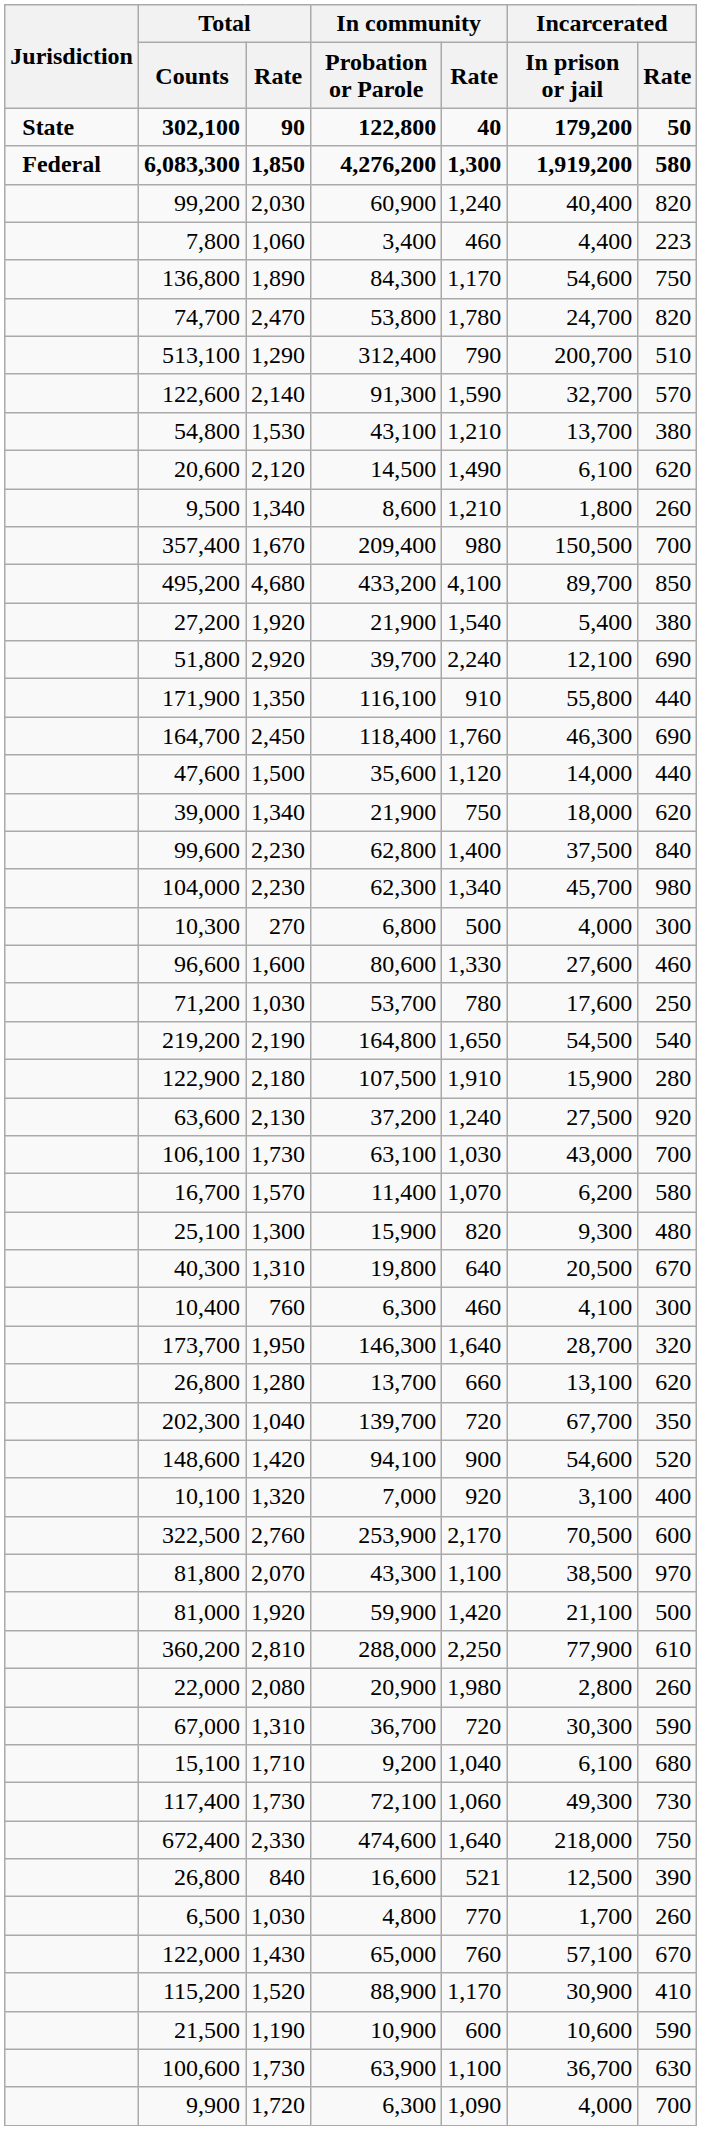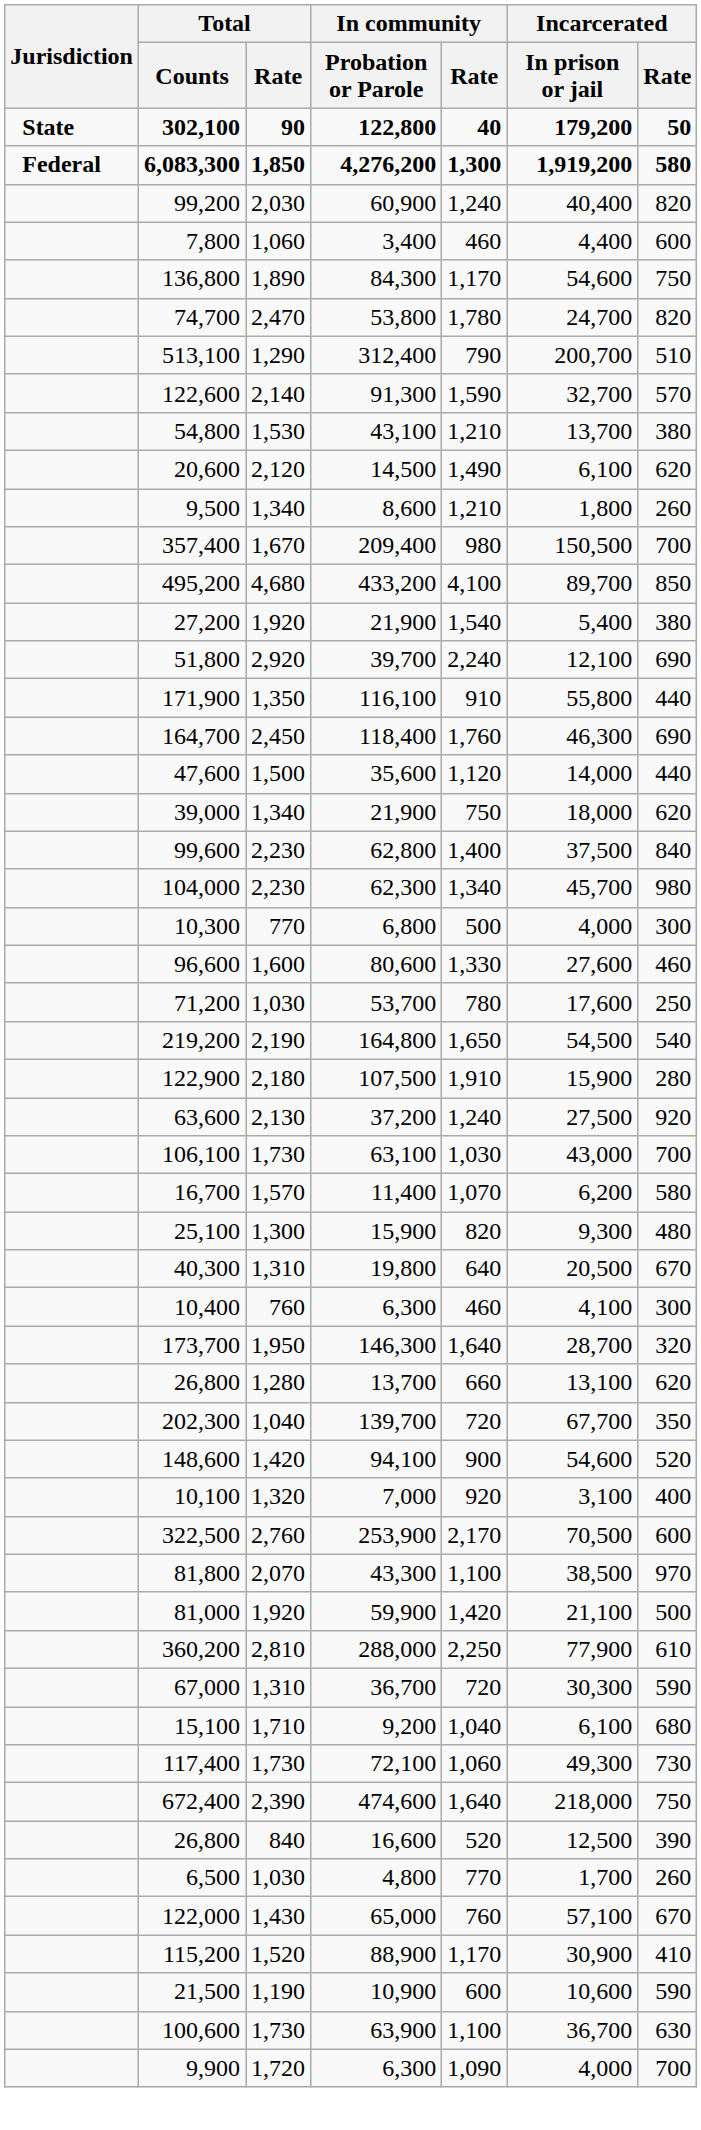(673, 240) 223 -> (673, 240) 600
(287, 925) 270 -> (287, 925) 770
- row: (207, 1687)
(278, 1839) 2,330 -> (278, 1801) 2,390
(483, 1877) 521 -> (483, 1839) 520
